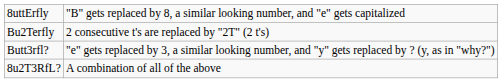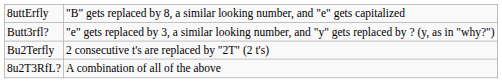rows swapped: (28, 50) <-> (31, 31)
